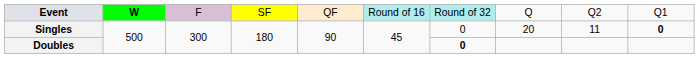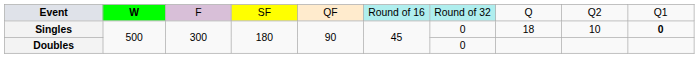(529, 29) 20 -> (529, 29) 18
(595, 29) 11 -> (595, 29) 10
(463, 46) bold -> (463, 46) normal
